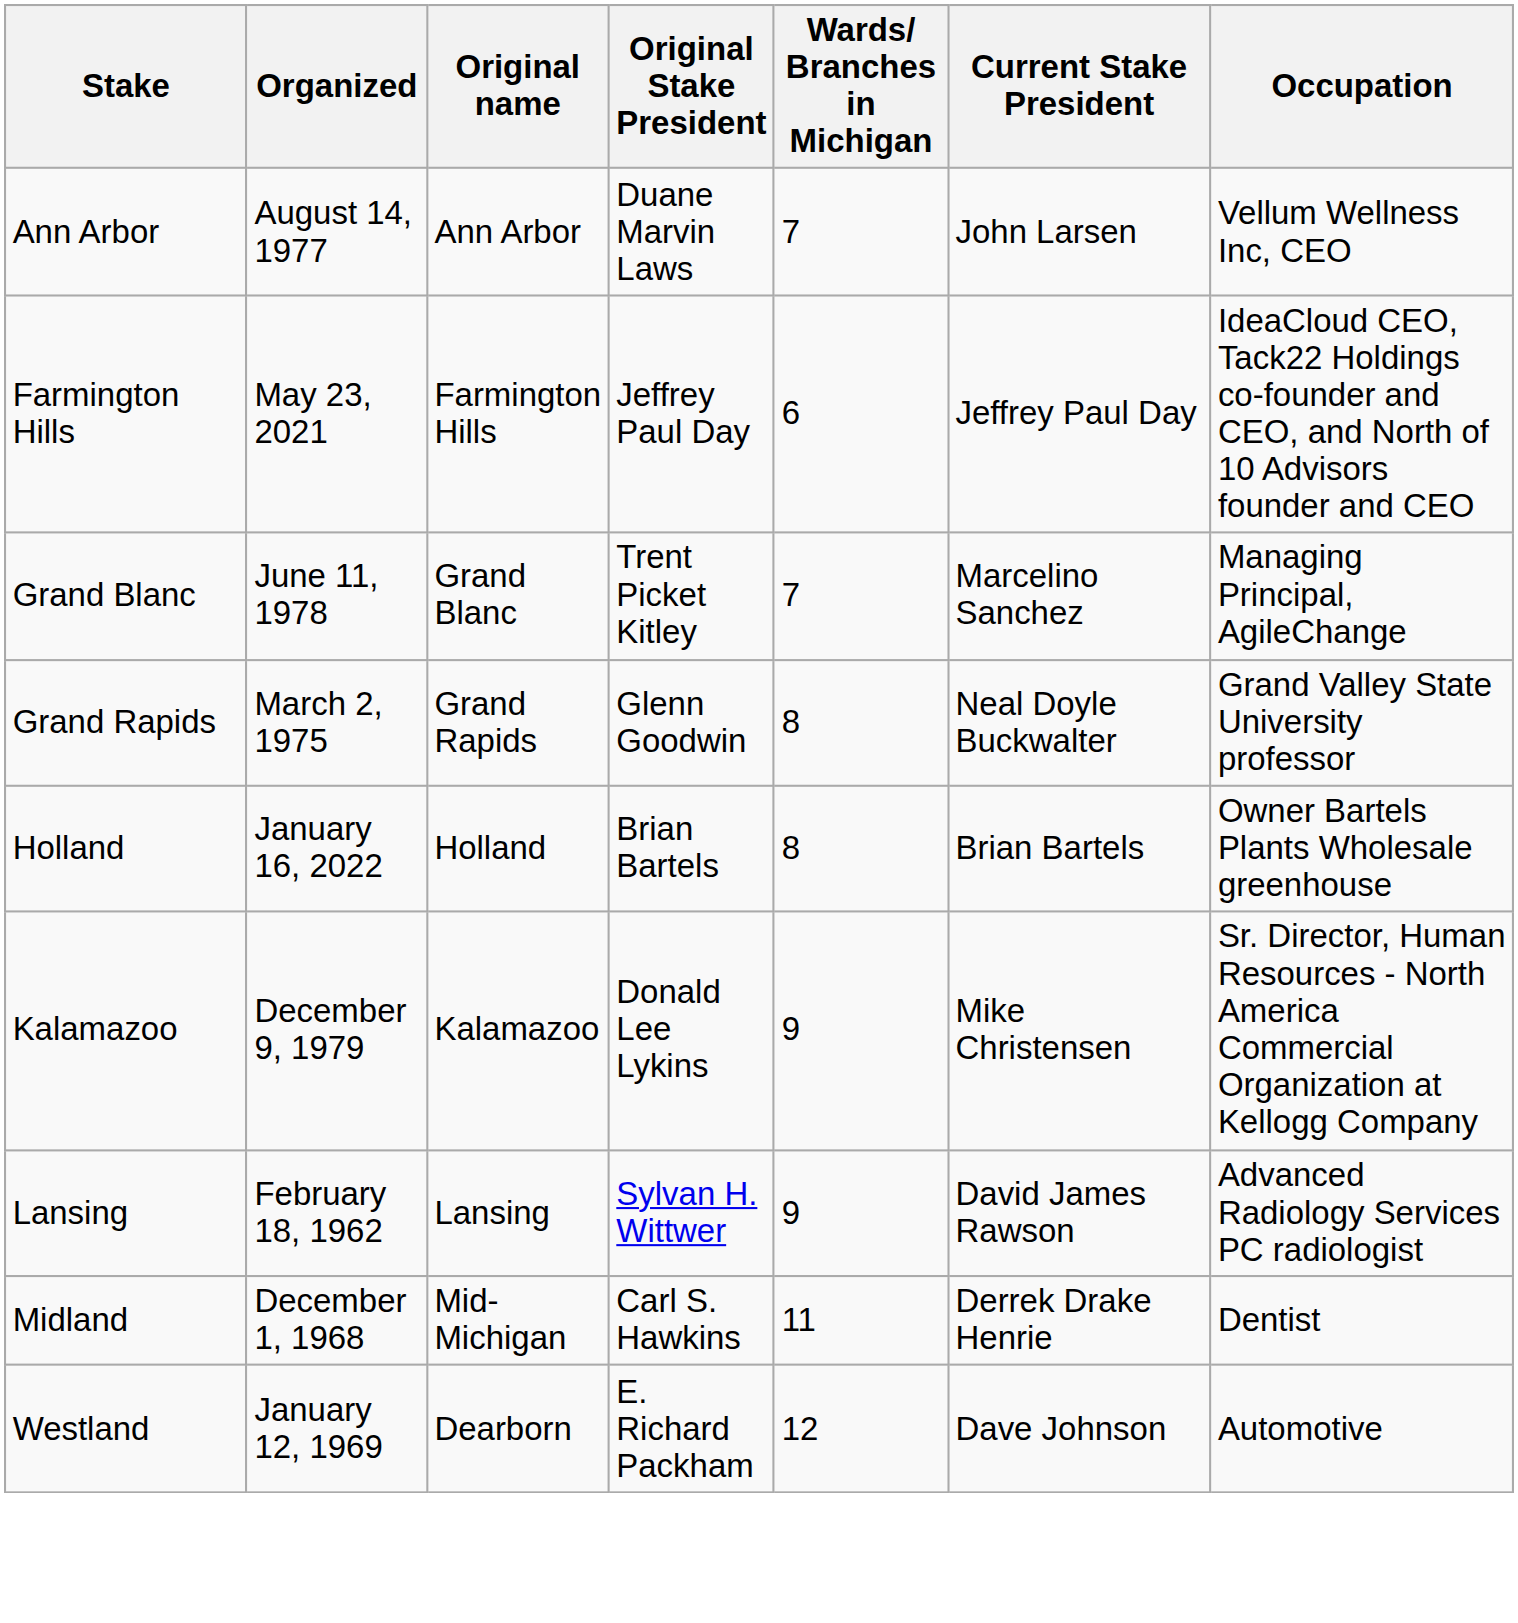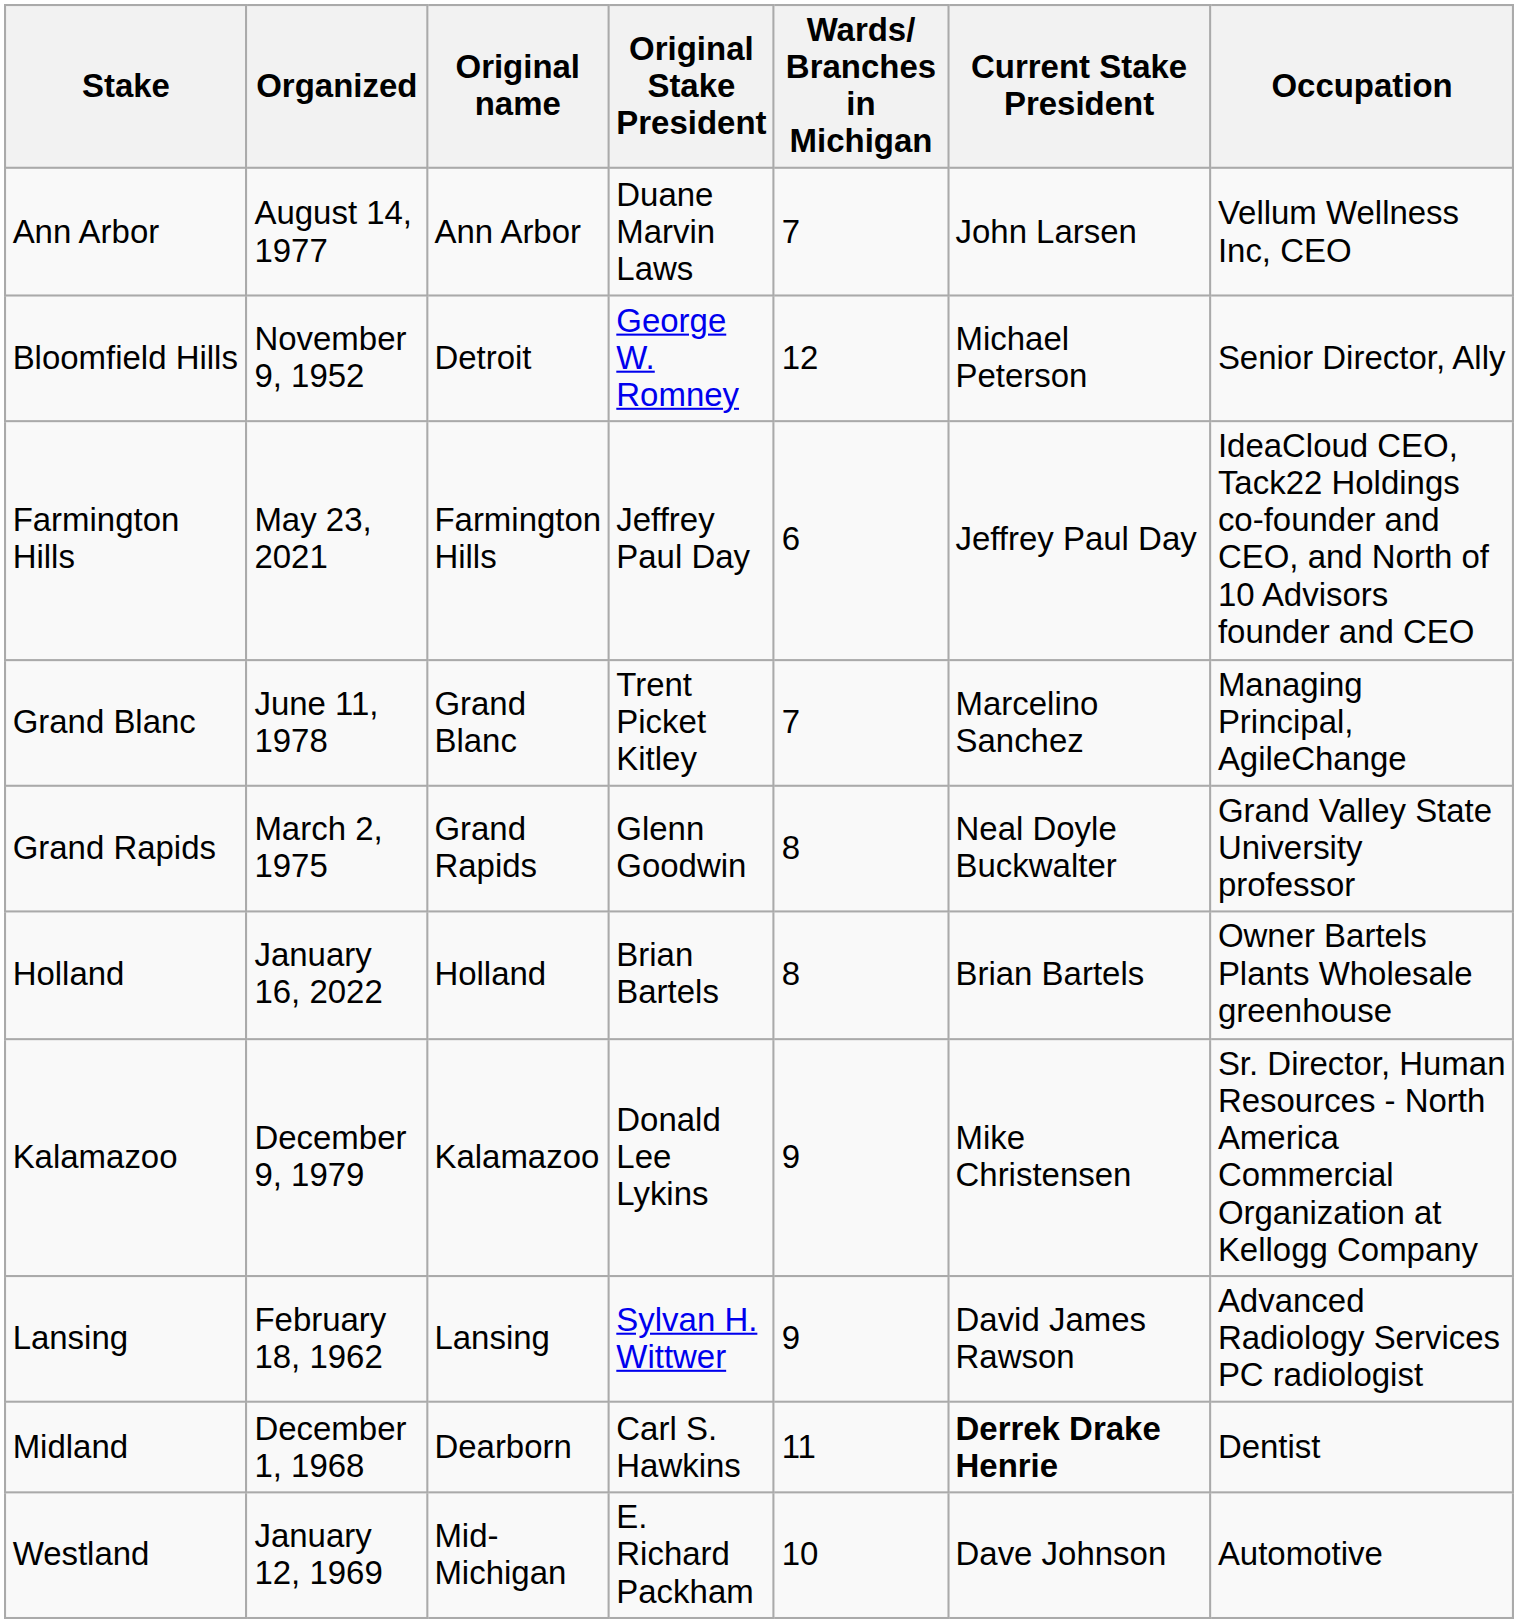+ row: (125, 357)
(500, 1320) Mid-Michigan -> (503, 1446) Dearborn
(1053, 1320) normal -> (1058, 1446) bold
(503, 1428) Dearborn -> (500, 1554) Mid-Michigan
(800, 1428) 12 -> (800, 1554) 10
